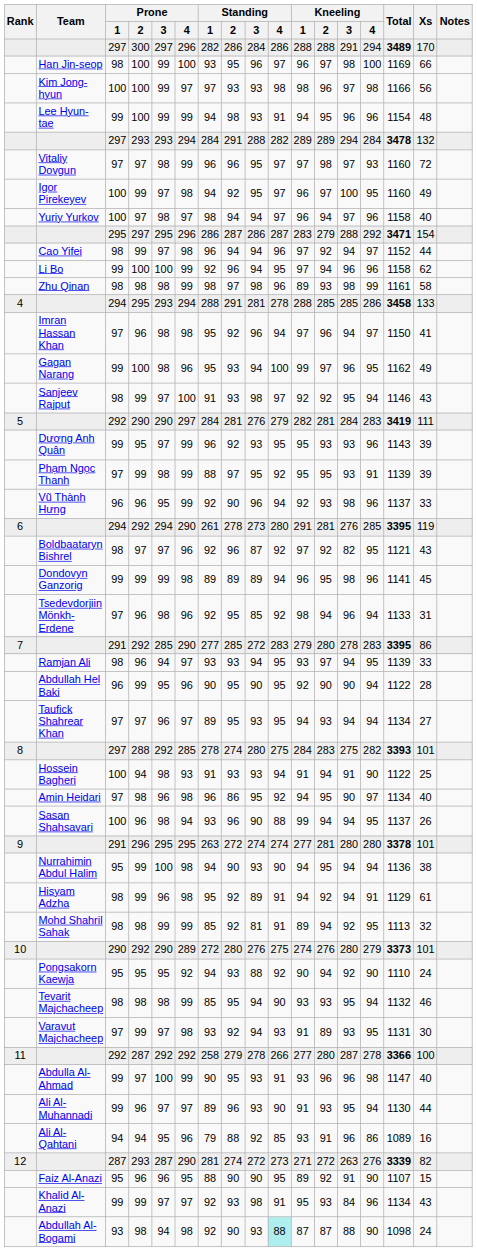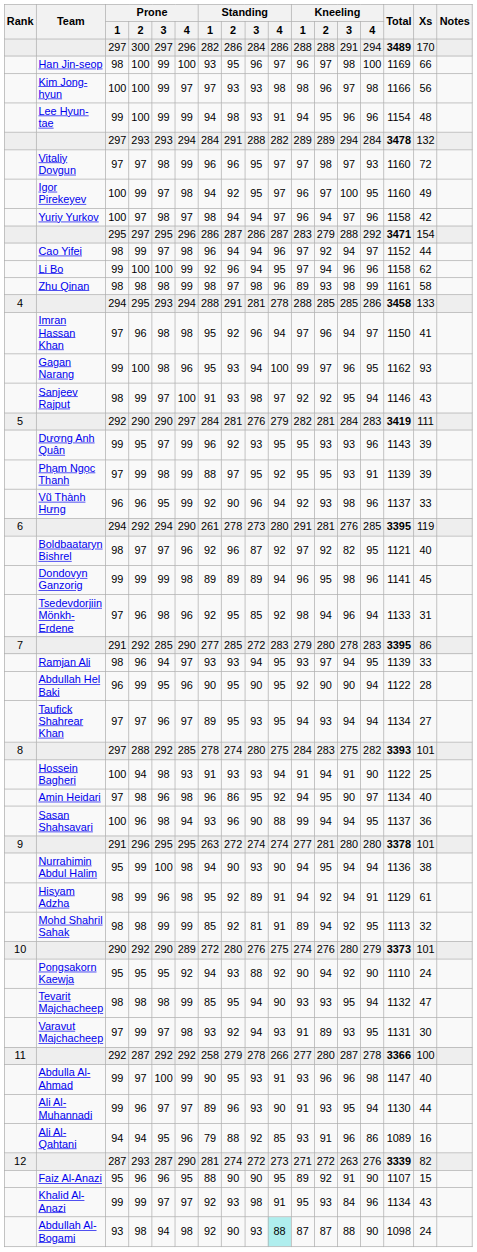(426, 217) 40 -> (426, 217) 42
(426, 368) 49 -> (426, 368) 93
(426, 550) 43 -> (426, 550) 40
(426, 821) 26 -> (426, 821) 36
(426, 1003) 46 -> (426, 1003) 47
